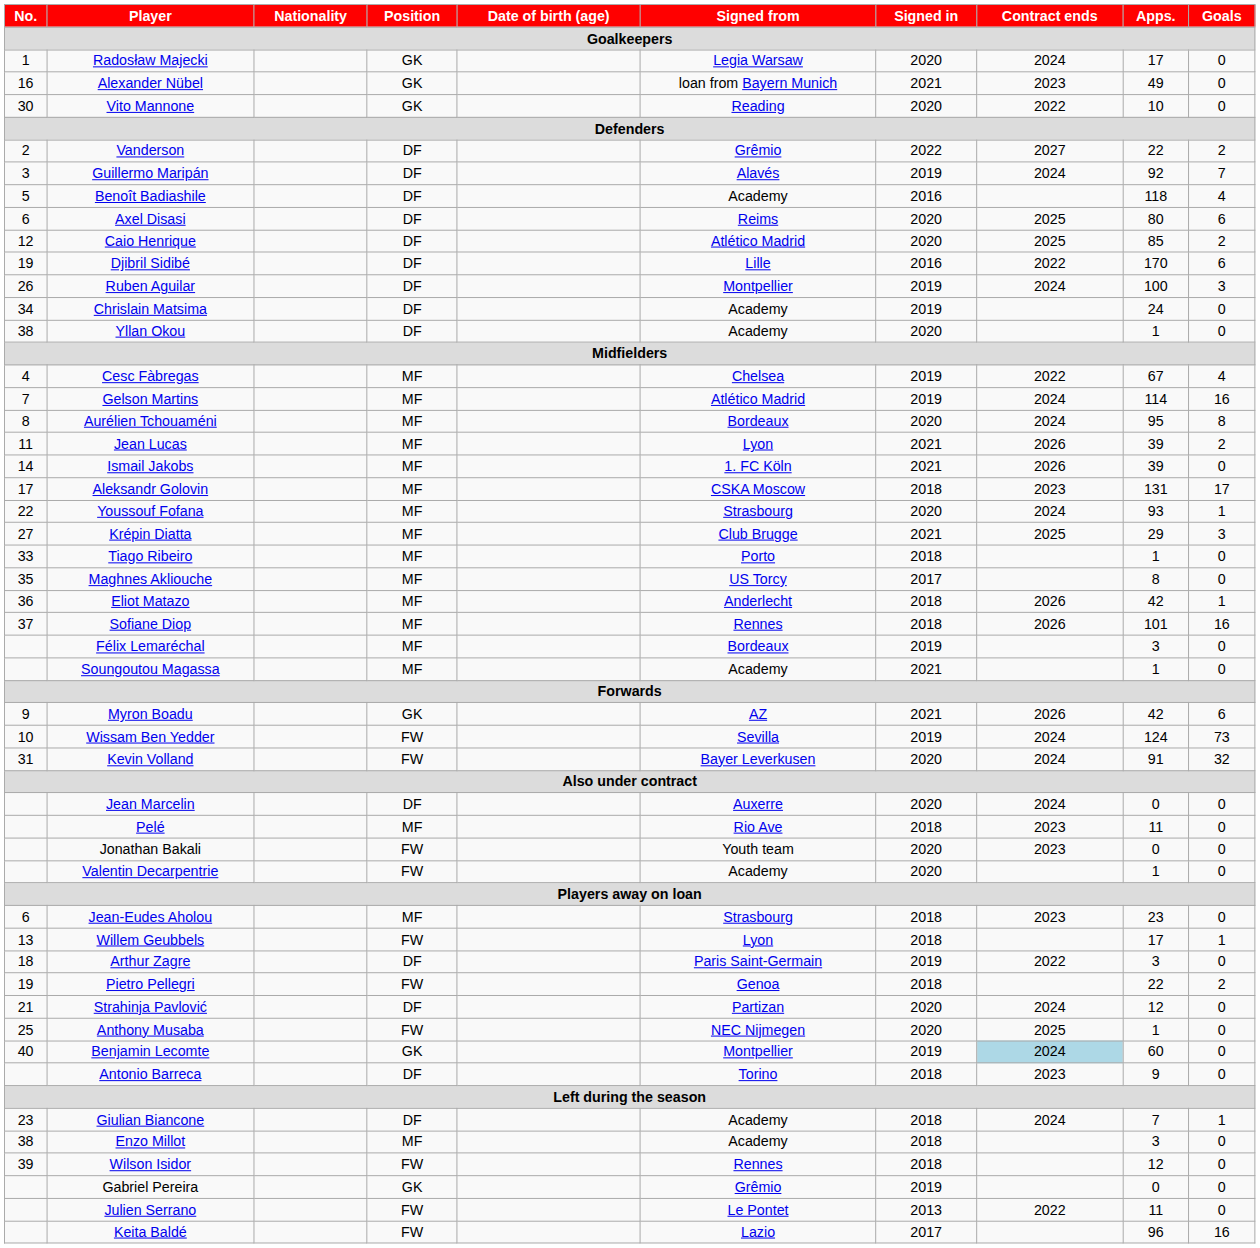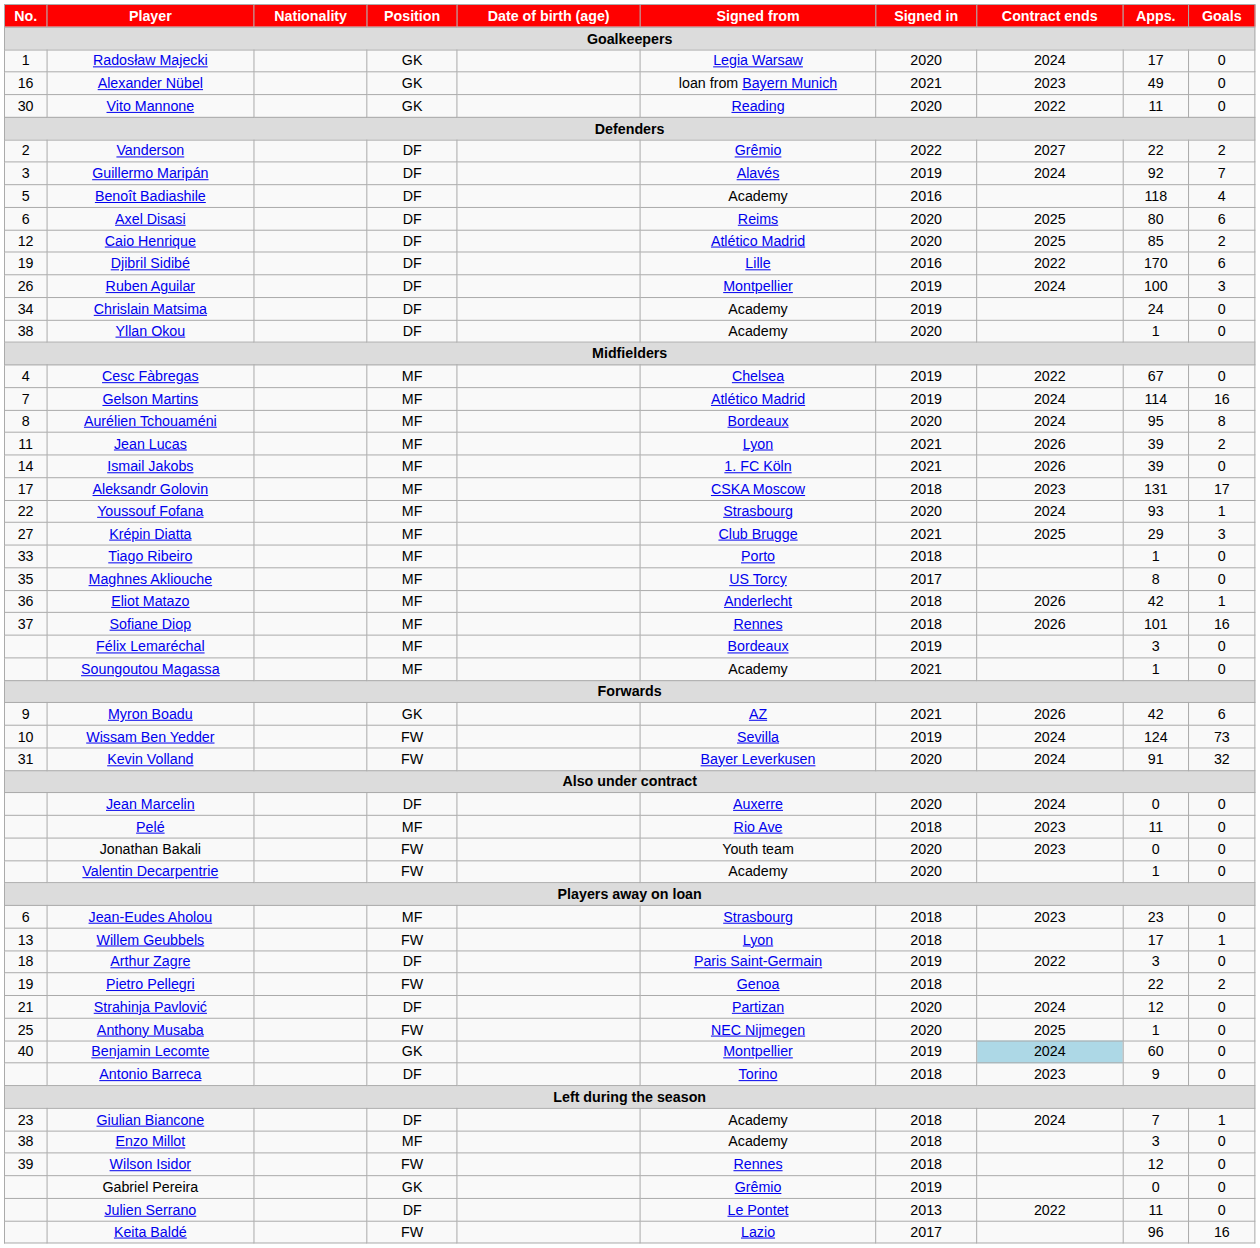(1156, 106) 10 -> (1156, 106) 11
(1222, 377) 4 -> (1222, 377) 0
(412, 1210) FW -> (412, 1210) DF
